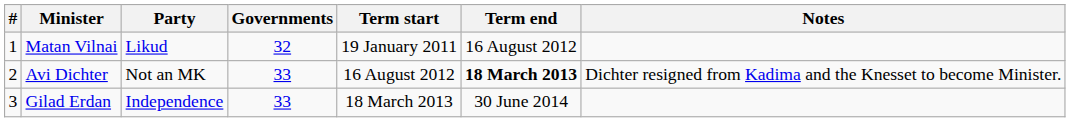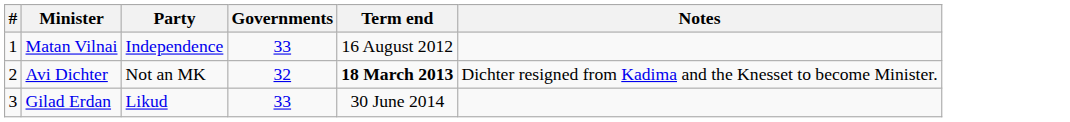- column: (399, 18)
(147, 46) Likud -> (174, 46) Independence
(282, 46) 32 -> (282, 46) 33
(282, 74) 33 -> (282, 74) 32
(174, 102) Independence -> (147, 102) Likud
